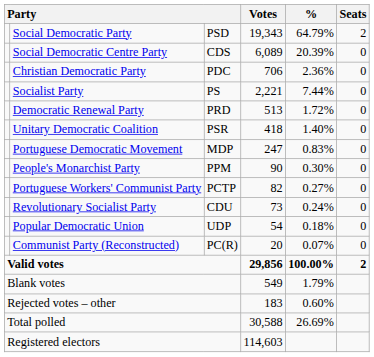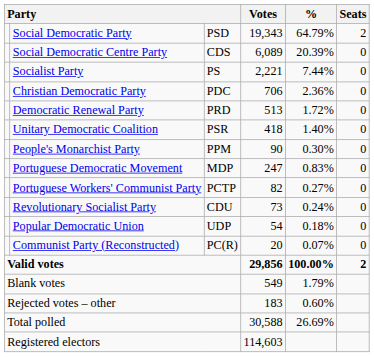rows swapped: (48, 91) <-> (79, 71)
rows swapped: (98, 149) <-> (76, 168)
